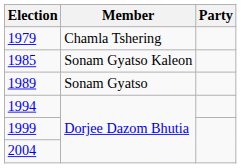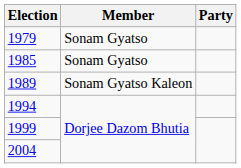(113, 38) Chamla Tshering -> (106, 38) Sonam Gyatso
(128, 60) Sonam Gyatso Kaleon -> (106, 60) Sonam Gyatso
(106, 83) Sonam Gyatso -> (128, 83) Sonam Gyatso Kaleon
